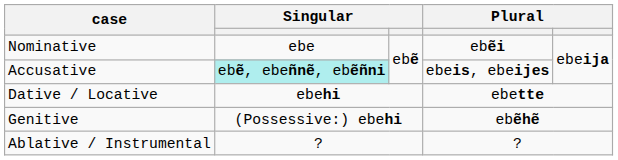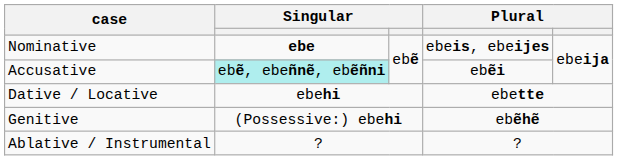(302, 47) normal -> (302, 47) bold
(488, 47) ebẽi -> (488, 47) ebeis, ebeijes
(488, 71) ebeis, ebeijes -> (488, 71) ebẽi
